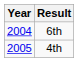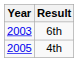(19, 31) 2004 -> (19, 31) 2003
